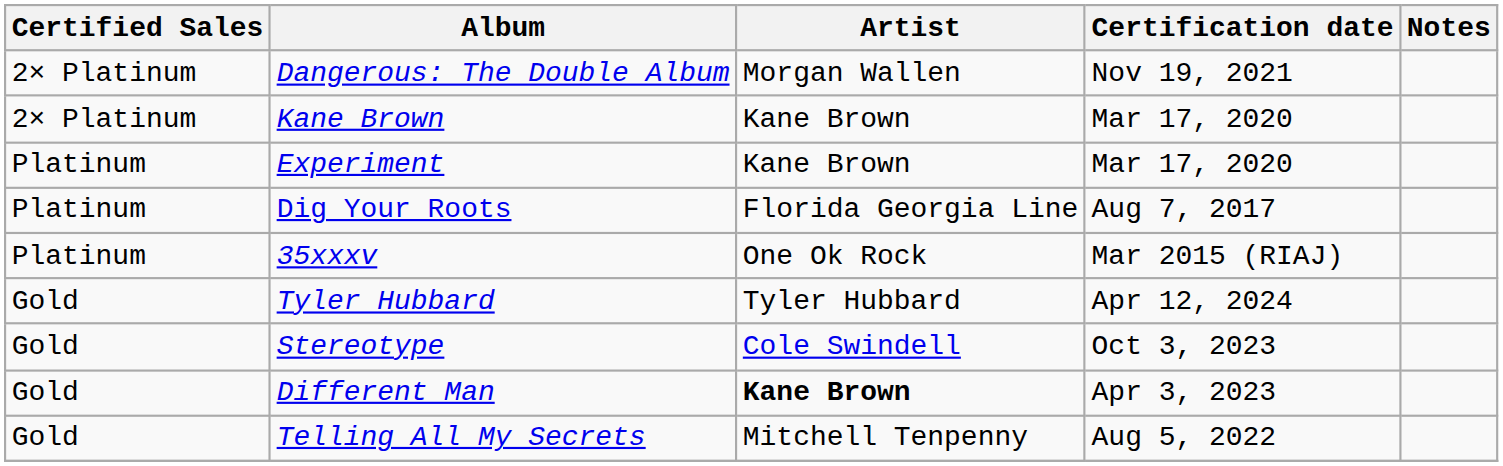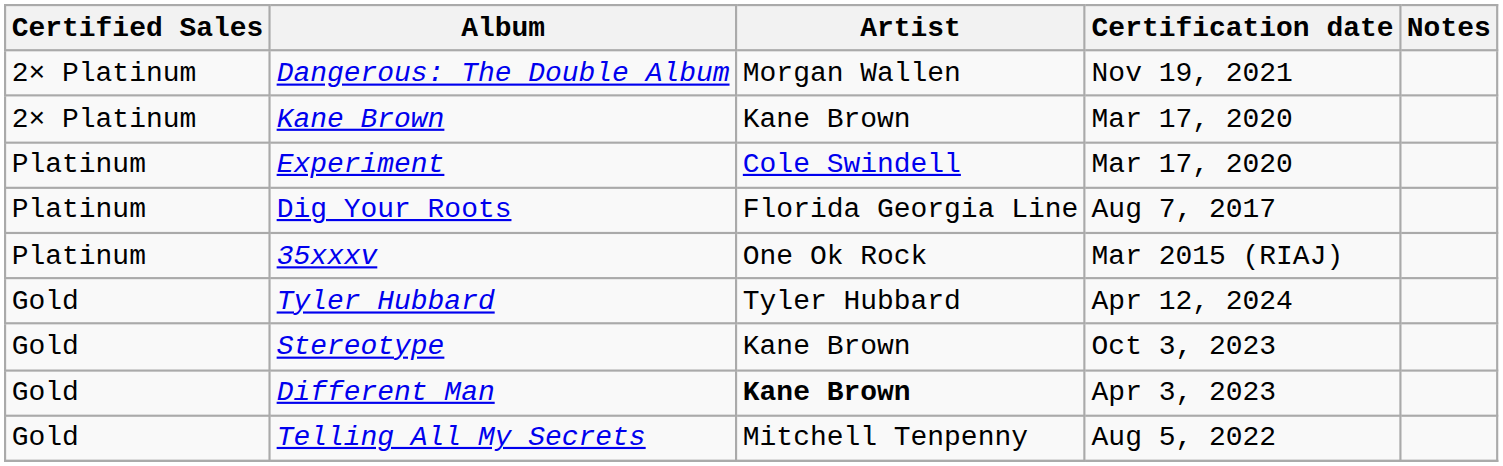(827, 165) Kane Brown -> (852, 165) Cole Swindell
(852, 347) Cole Swindell -> (827, 347) Kane Brown
